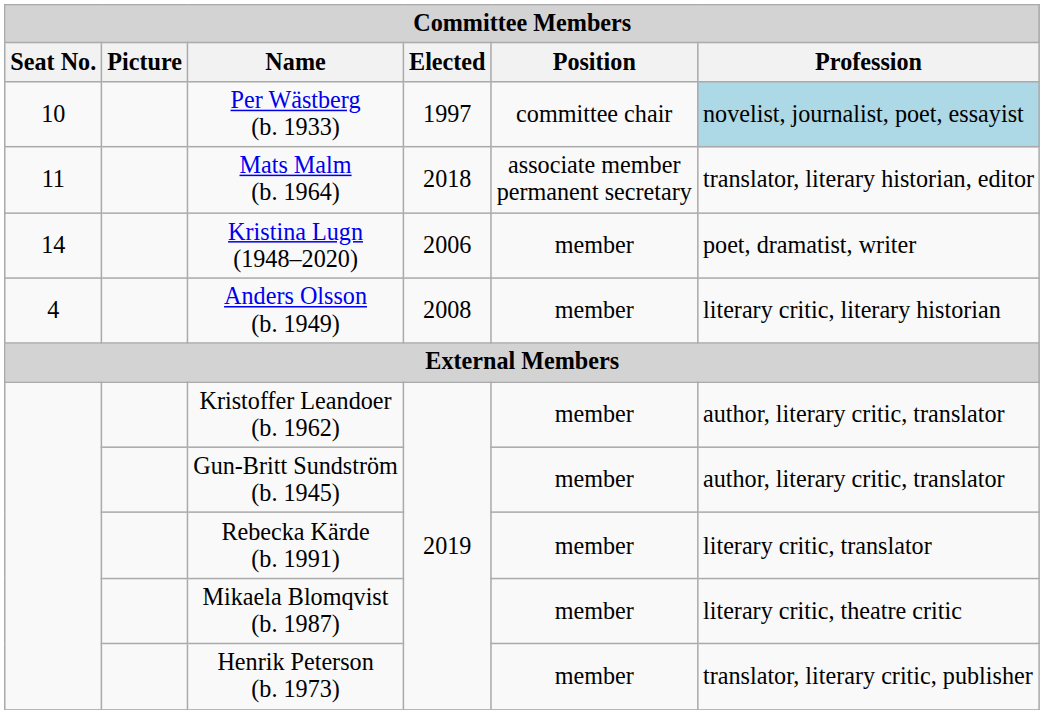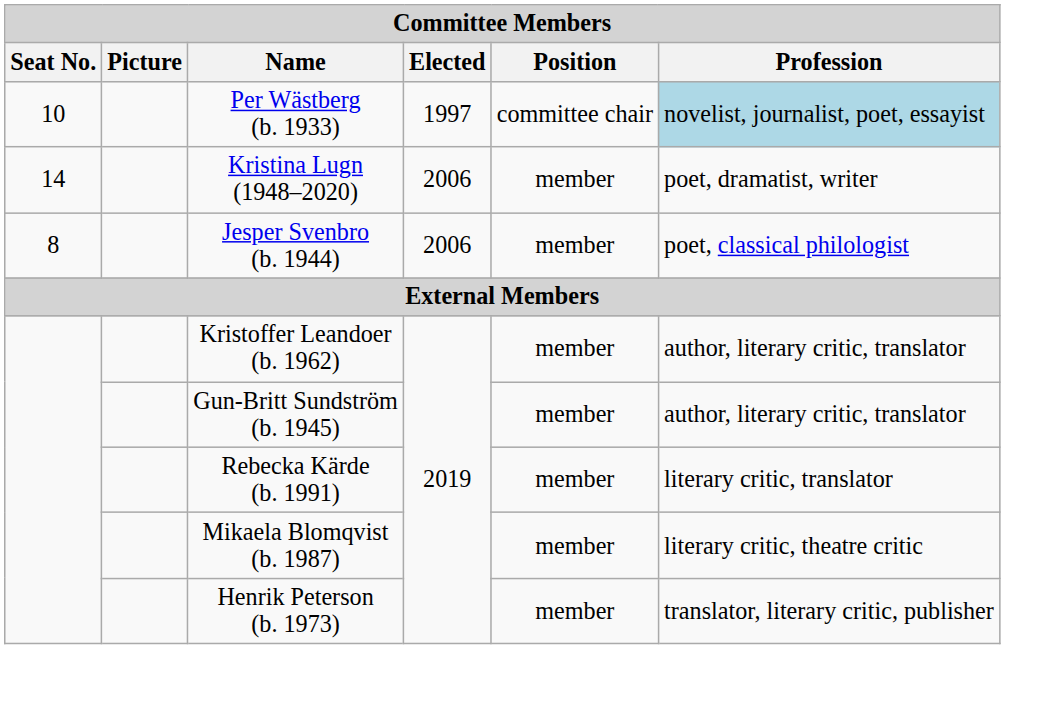- row: (296, 179)
+ row: (296, 244)
- row: (296, 310)
